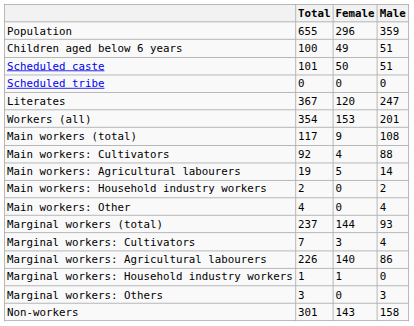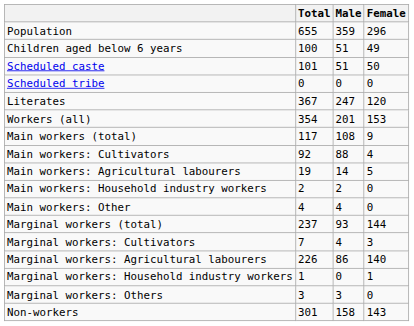columns swapped: (393, 13) <-> (355, 13)
